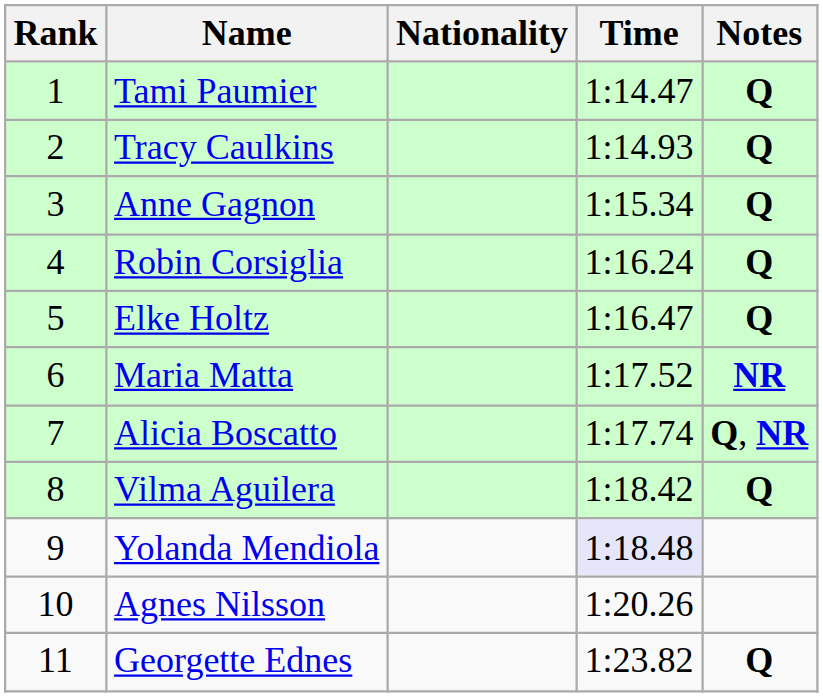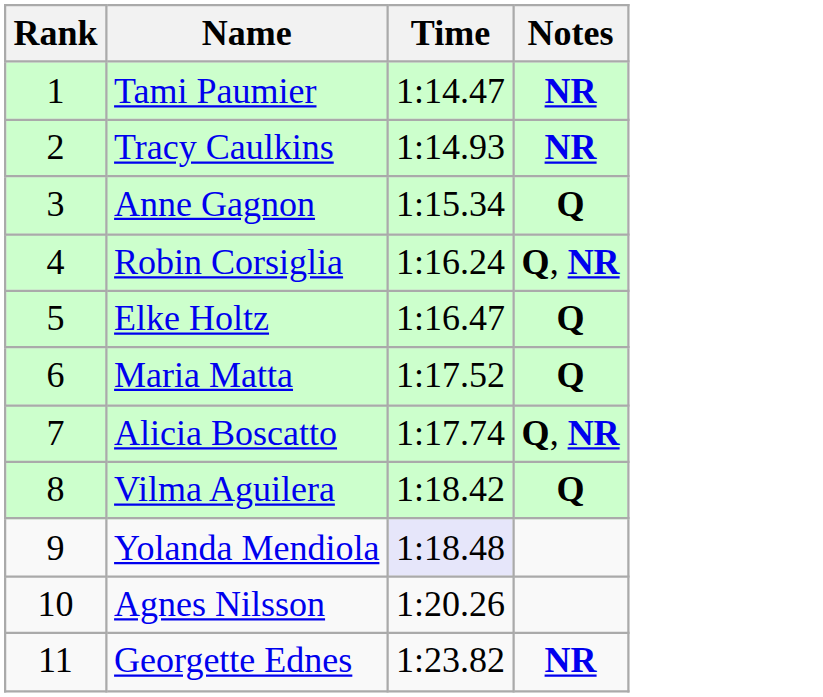- column: (482, 33)
(759, 90) Q -> (571, 90) NR
(759, 147) Q -> (571, 147) NR
(759, 261) Q -> (571, 261) Q, NR
(759, 375) NR -> (571, 375) Q
(759, 661) Q -> (571, 661) NR
